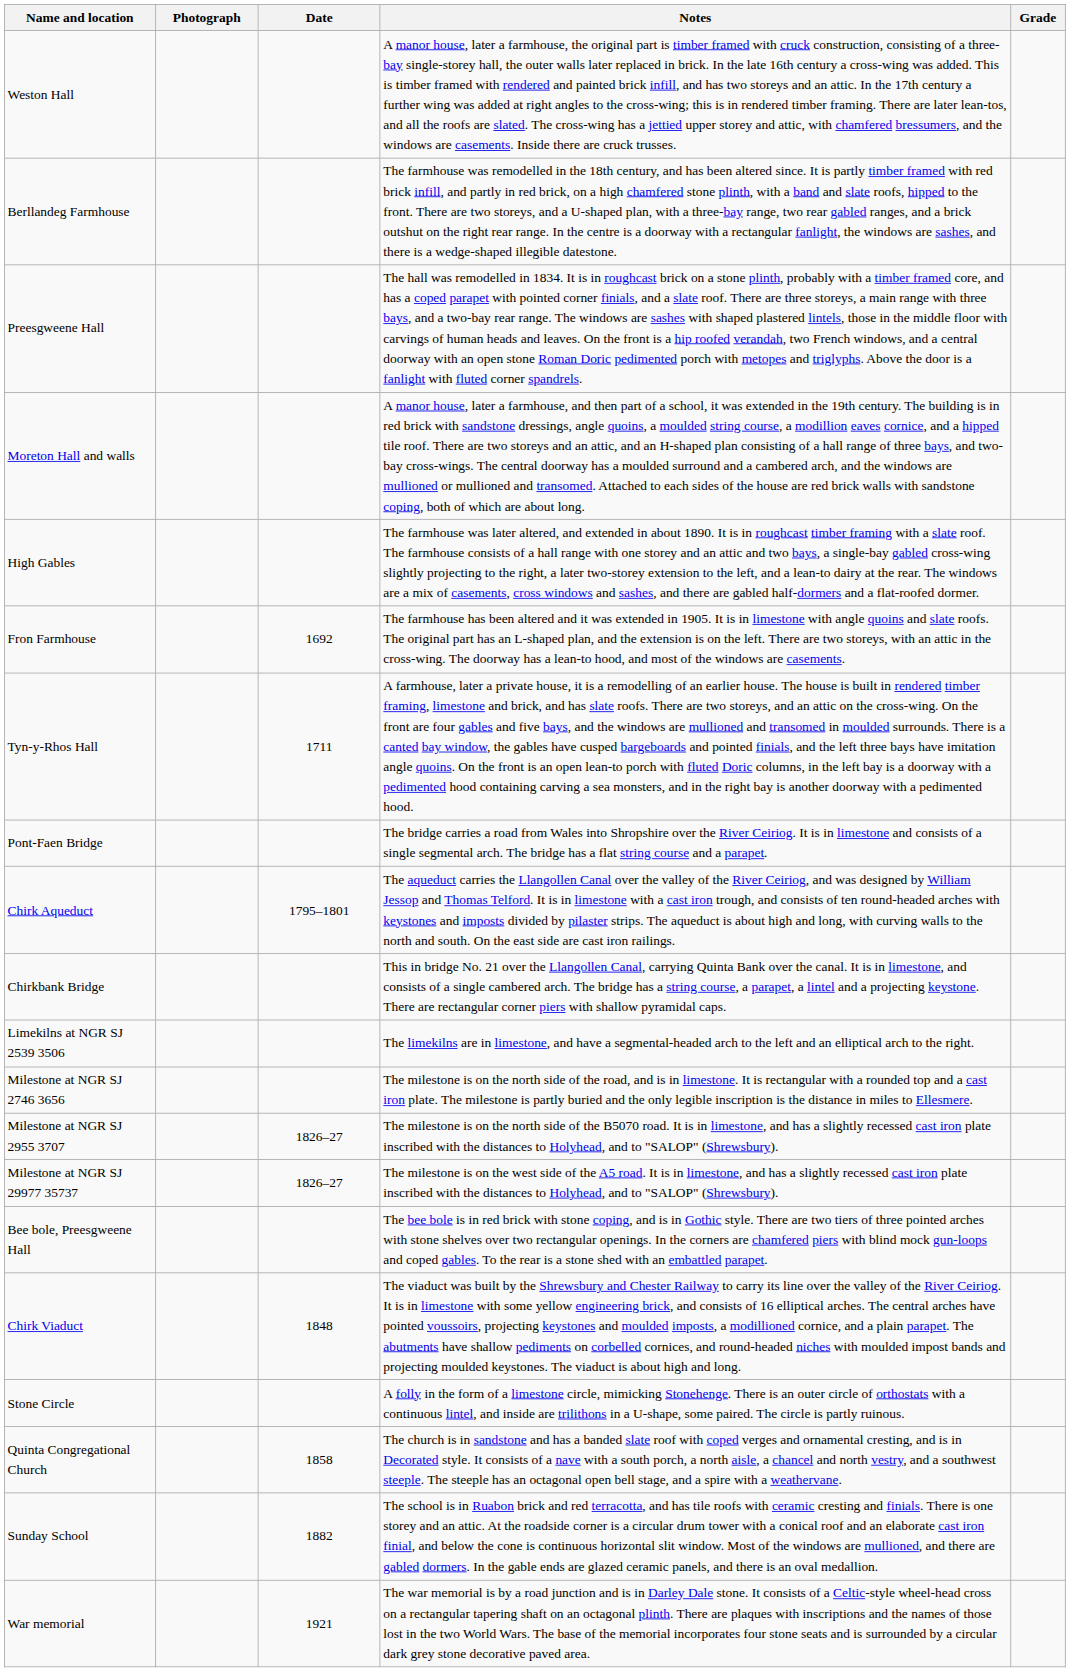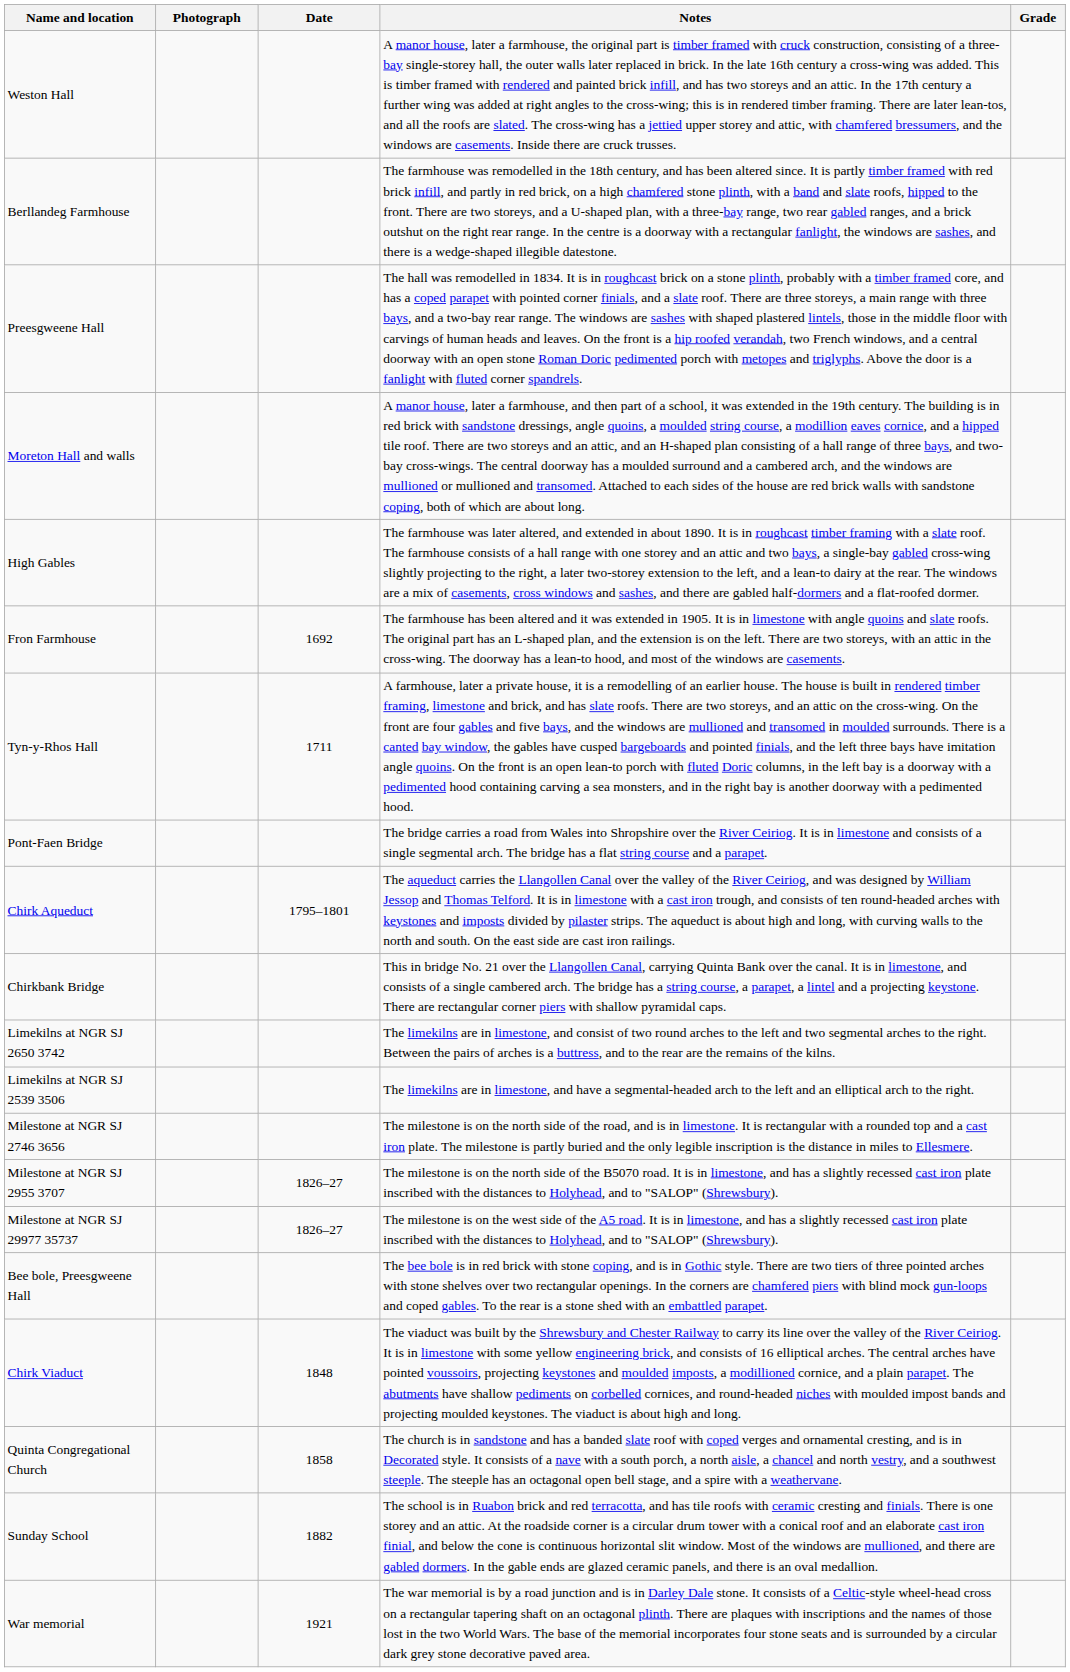+ row: (65, 1043)
- row: (41, 1403)
